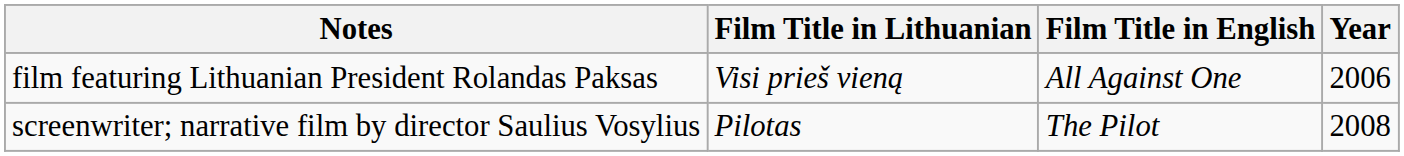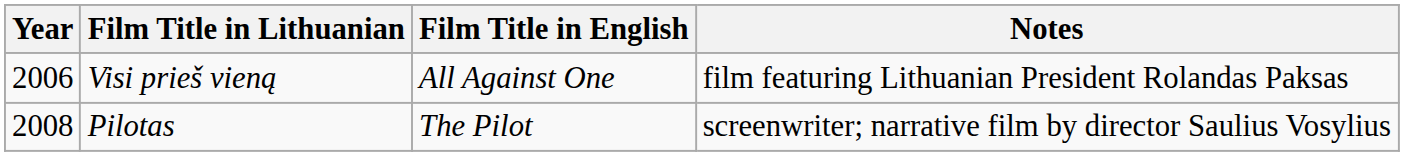columns swapped: (1360, 28) <-> (356, 28)
